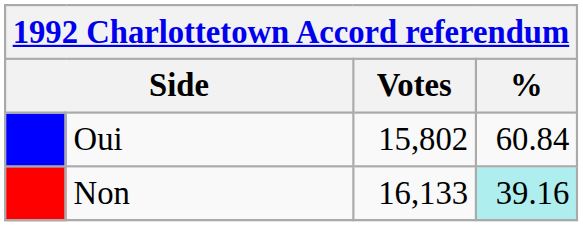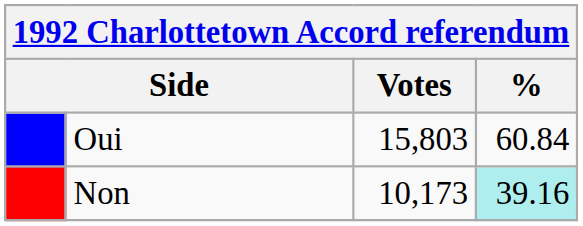(423, 139) 15,802 -> (423, 139) 15,803
(423, 193) 16,133 -> (423, 193) 10,173
